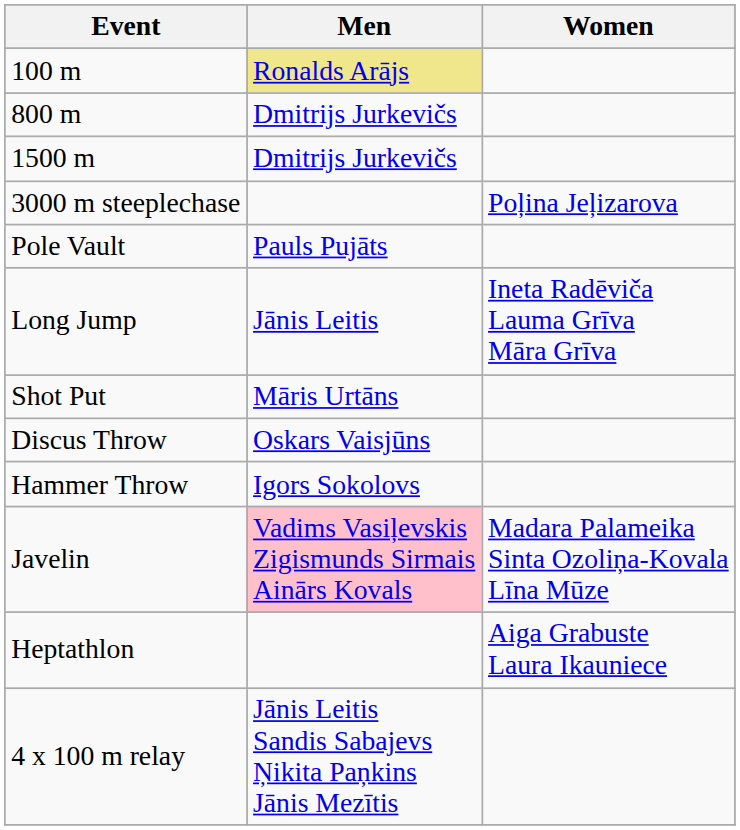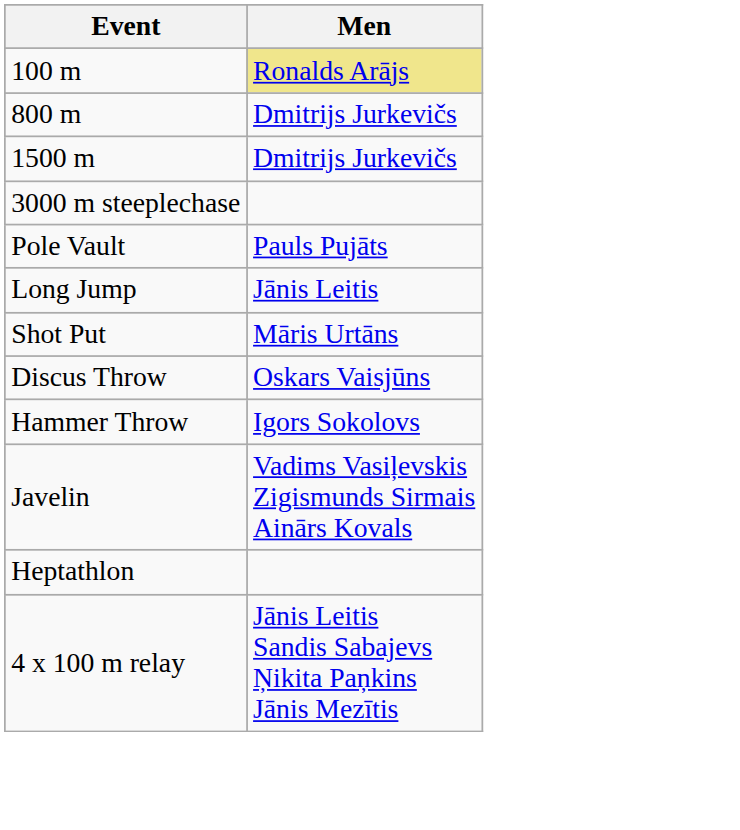- column: (608, 26)
(364, 558) pink background -> (364, 496) no background
